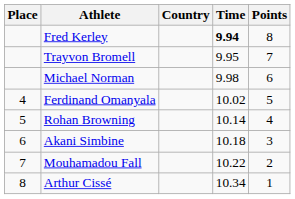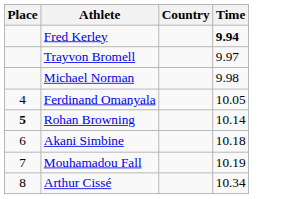- column: (269, 15)
(227, 57) 9.95 -> (227, 57) 9.97
(231, 99) 10.02 -> (231, 99) 10.05
(23, 120) normal -> (23, 120) bold
(231, 162) 10.22 -> (231, 162) 10.19
